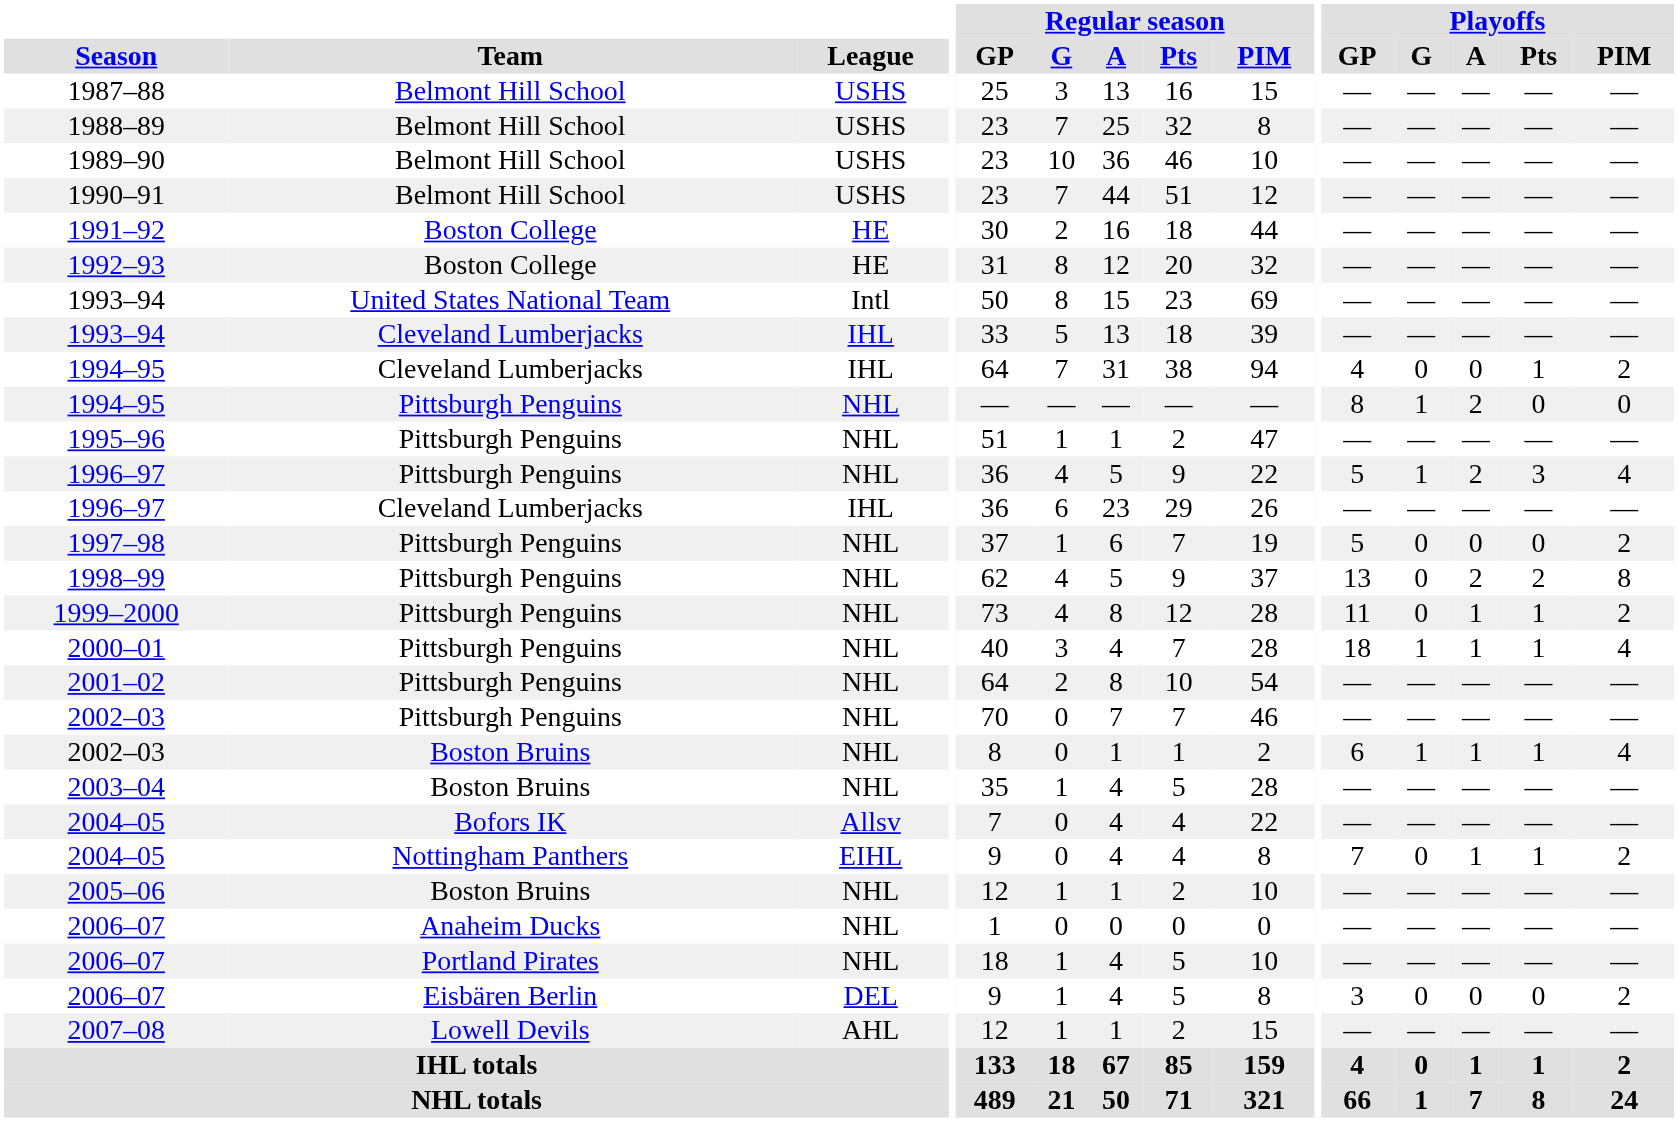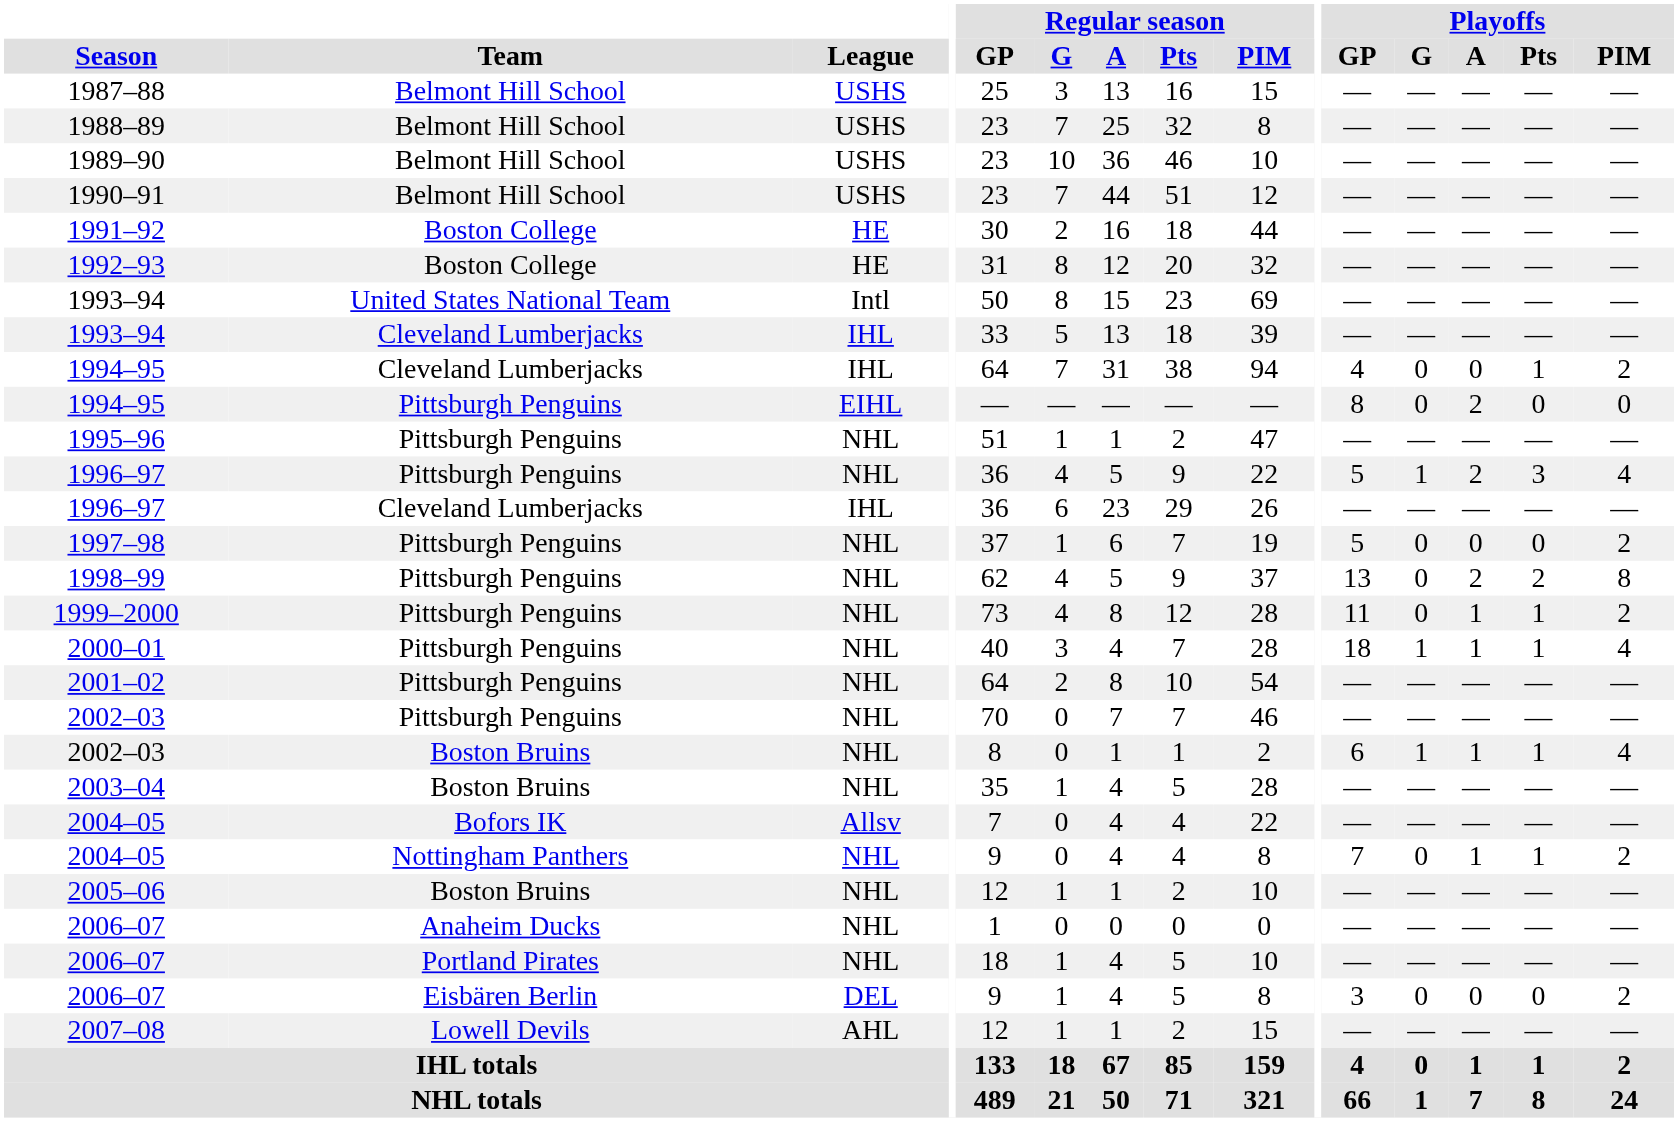(871, 403) NHL -> (871, 403) EIHL
(1421, 403) 1 -> (1421, 403) 0
(871, 856) EIHL -> (871, 856) NHL
